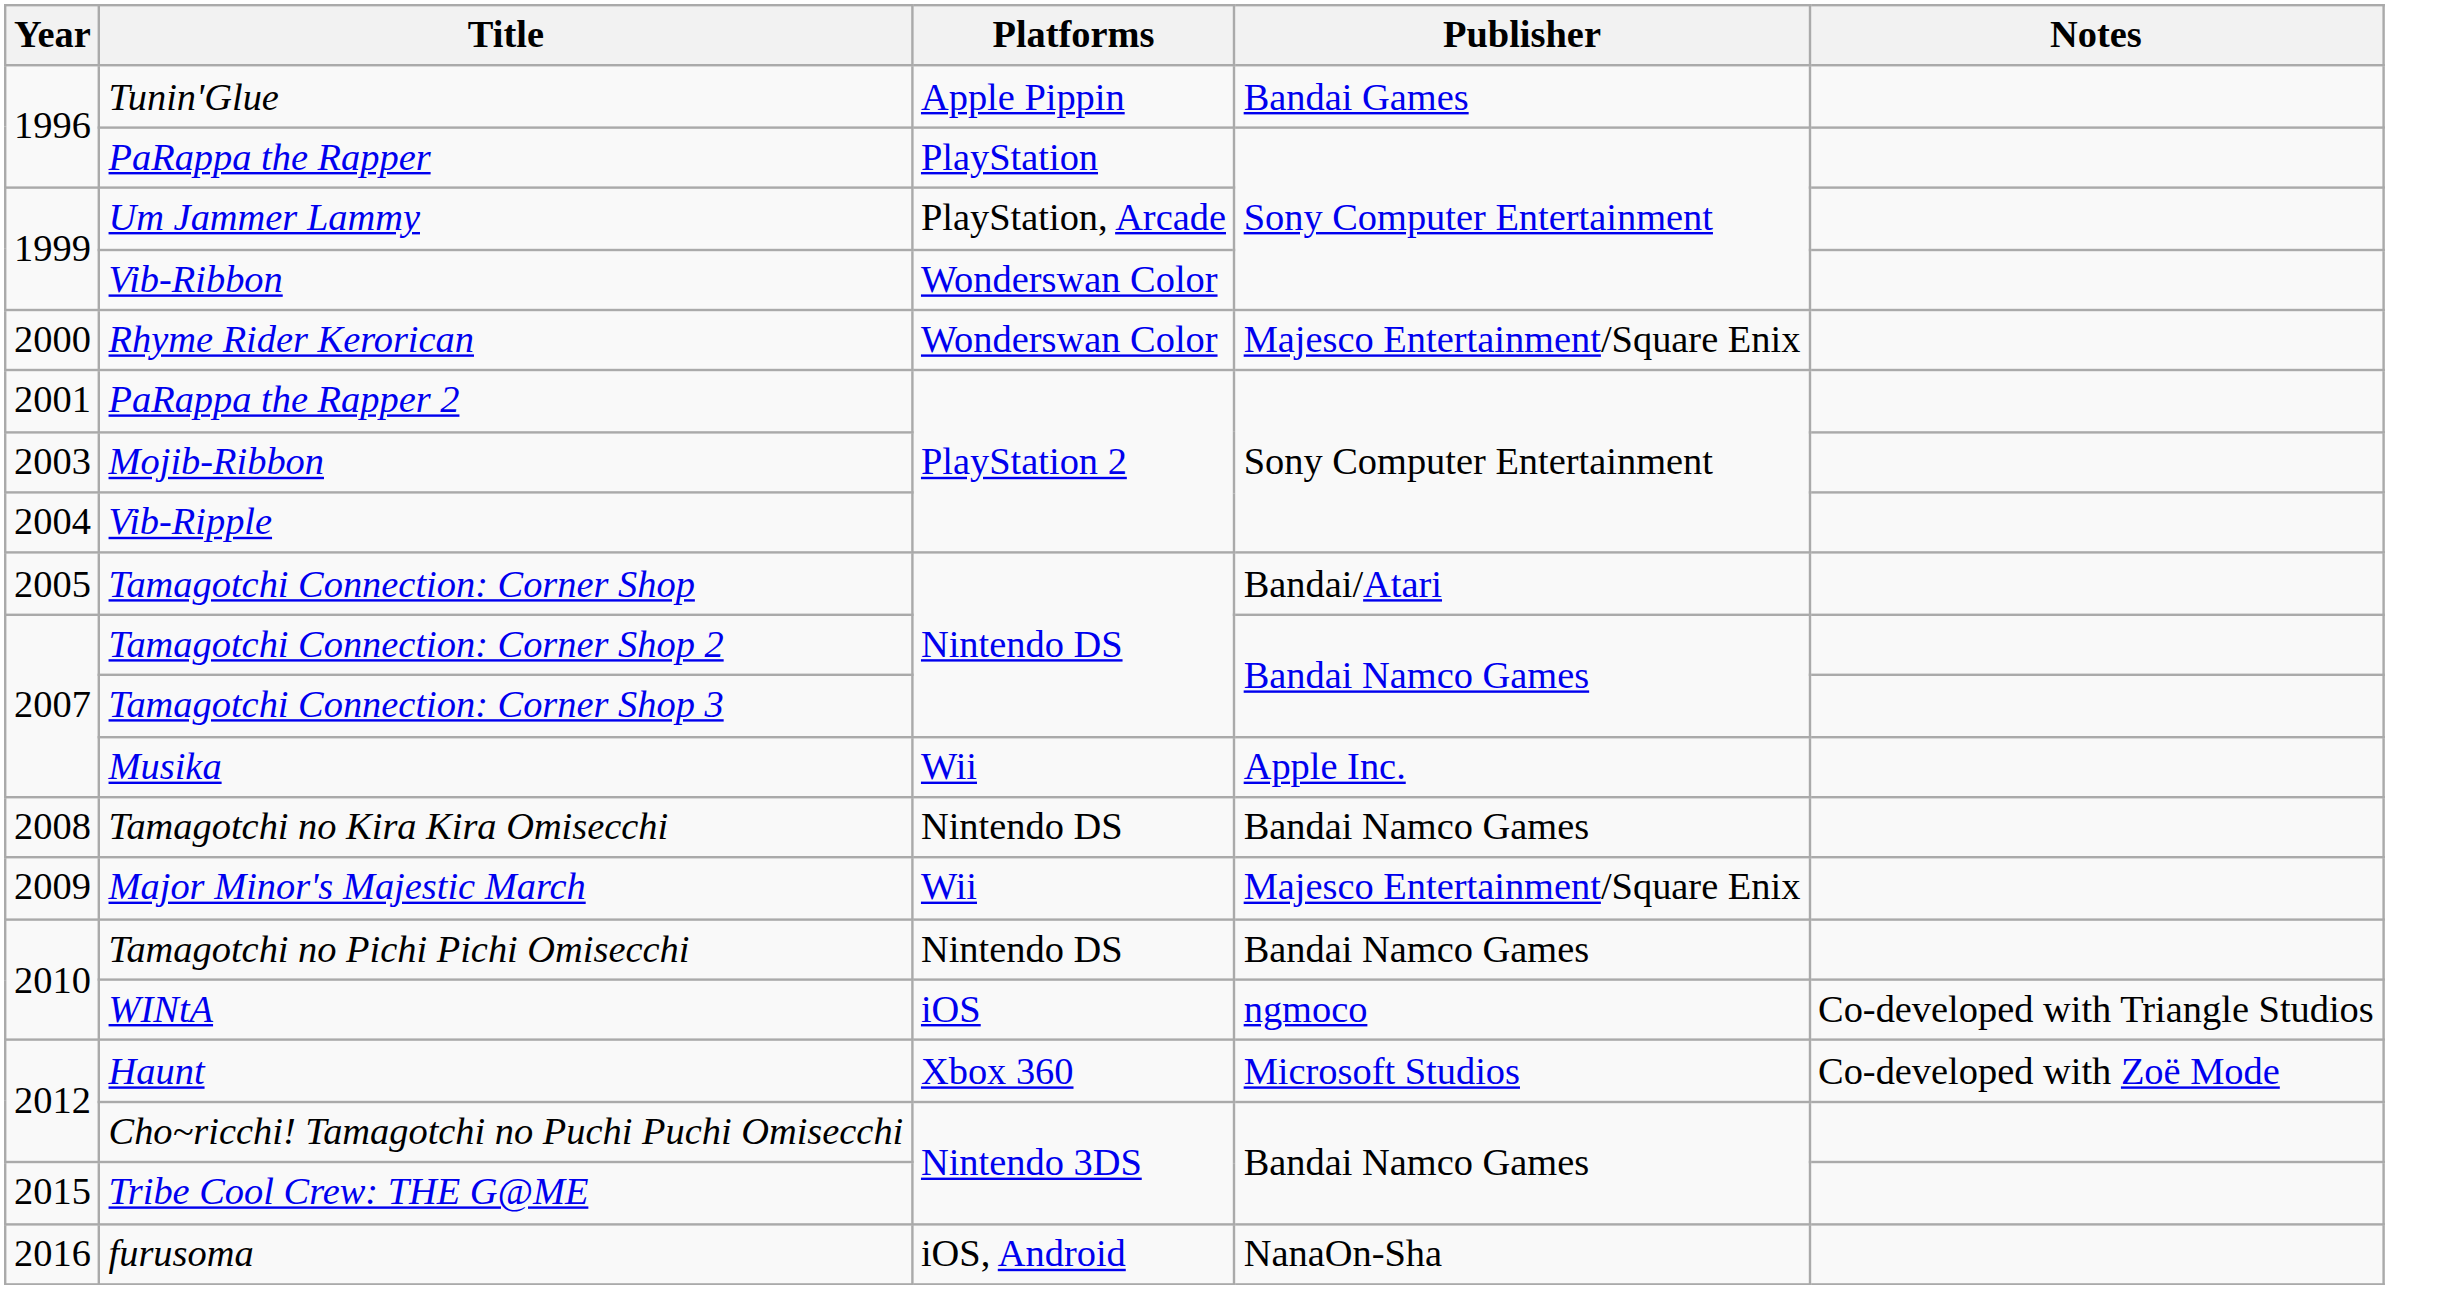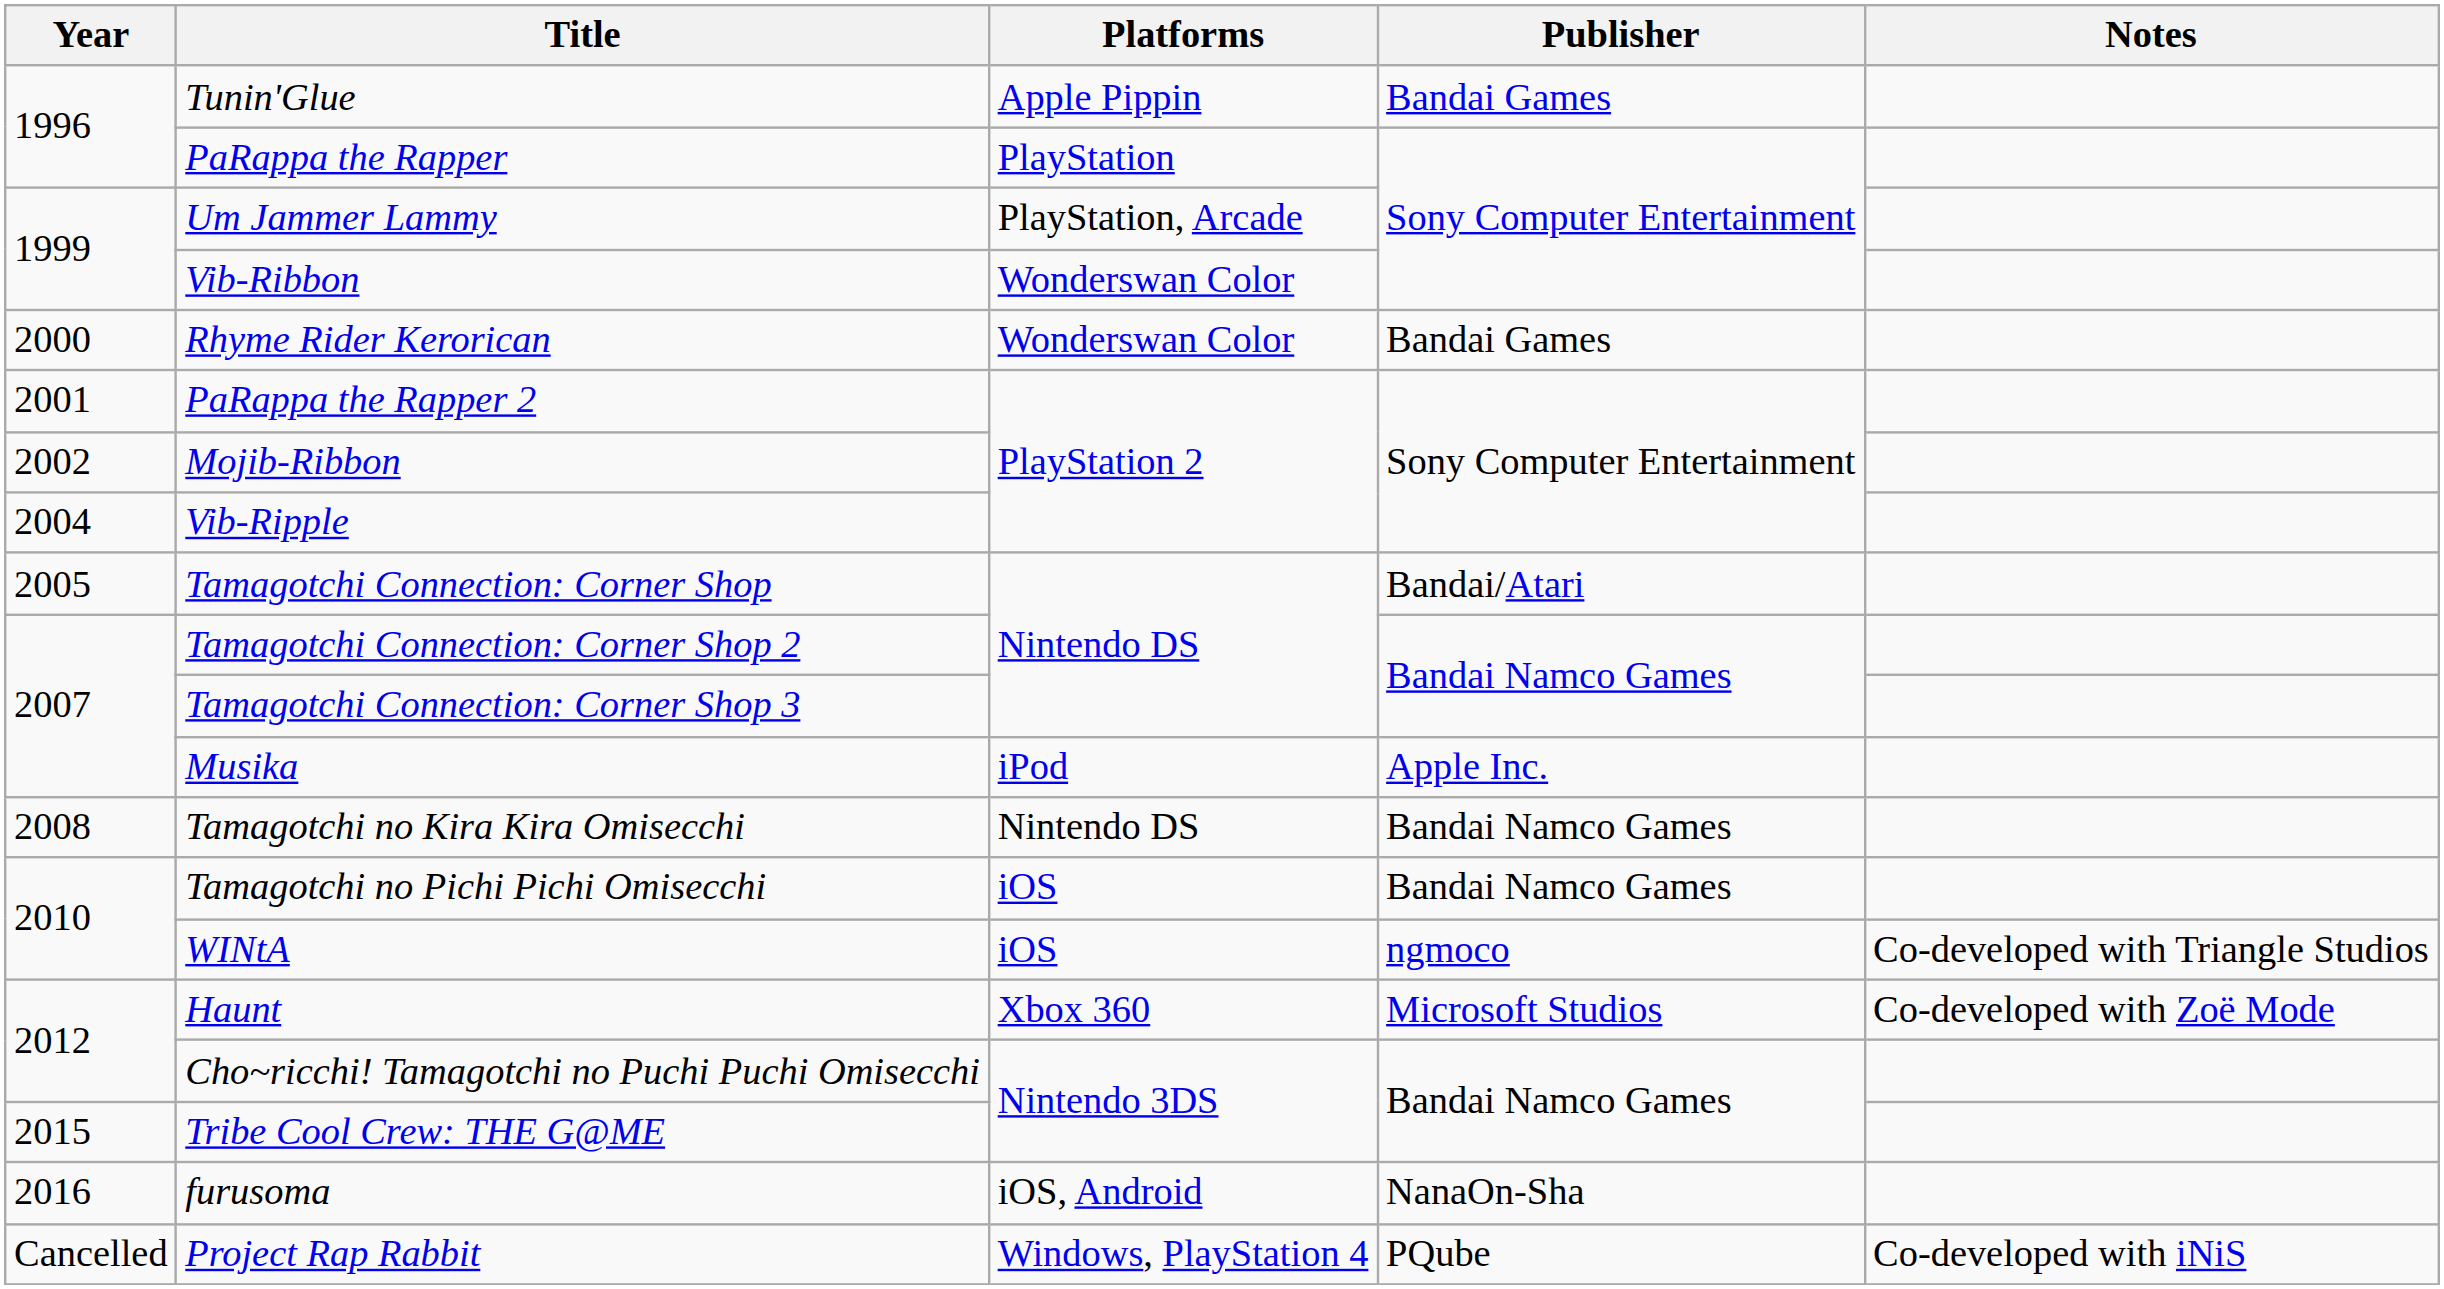(1522, 339) Majesco Entertainment/Square Enix -> (1499, 339) Bandai Games
(52, 461) 2003 -> (52, 461) 2002
(949, 765) Wii -> (1033, 765) iPod
- row: (347, 887)
(1022, 948) Nintendo DS -> (1028, 887) iOS
+ row: (333, 1252)
